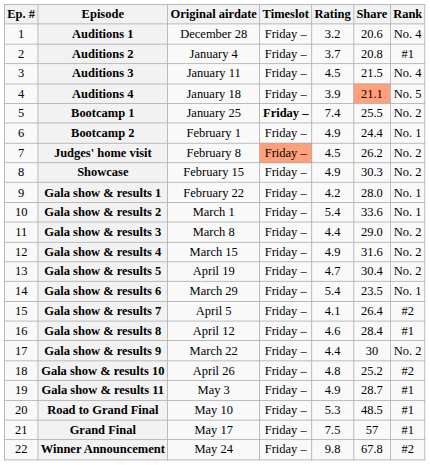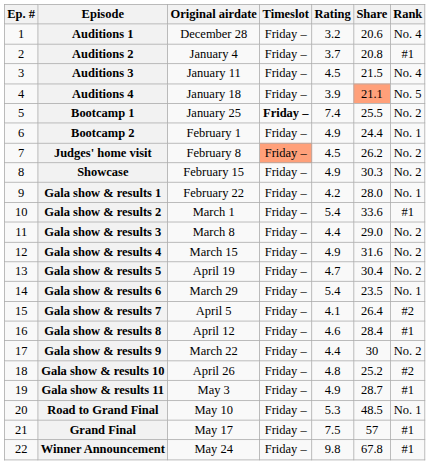(408, 212) No. 1 -> (408, 212) #1
(408, 410) #1 -> (408, 410) No. 1
(408, 449) #2 -> (408, 449) #1
